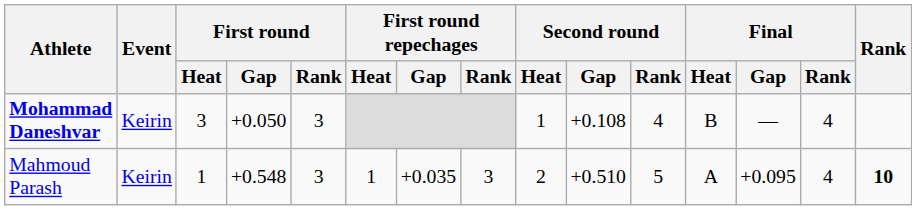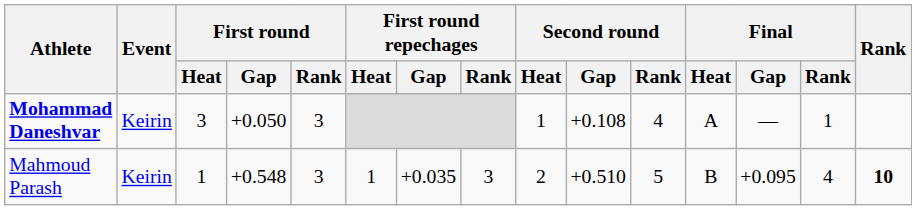(711, 121) B -> (711, 121) A
(828, 121) 4 -> (828, 121) 1
(711, 176) A -> (711, 176) B
